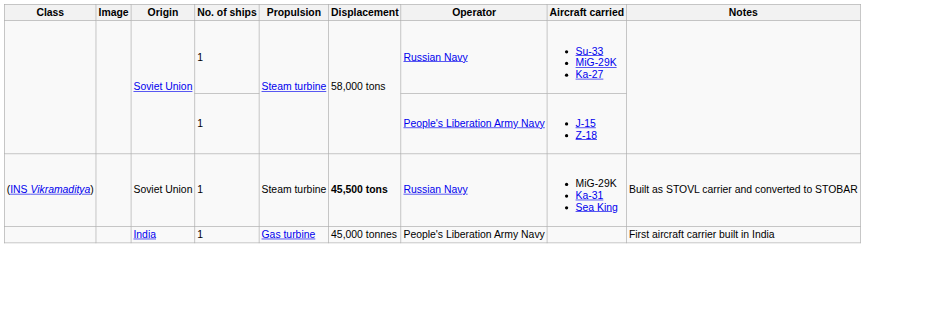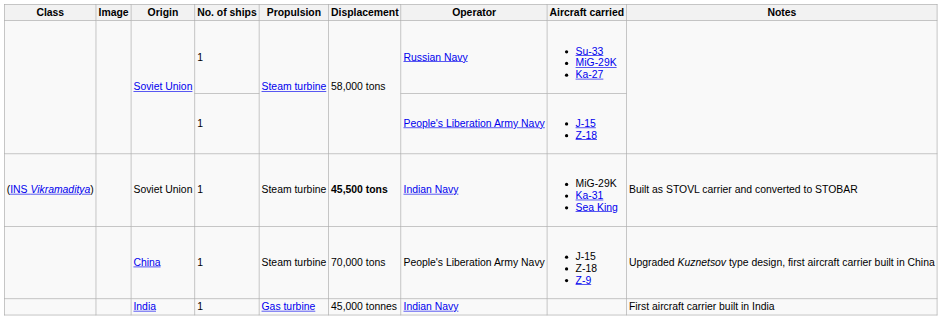(436, 190) Russian Navy -> (431, 190) Indian Navy
+ row: (50, 262)
(474, 234) People's Liberation Army Navy -> (431, 307) Indian Navy
